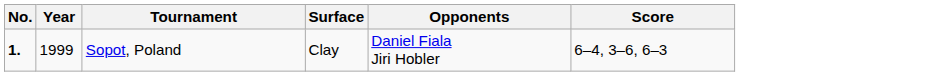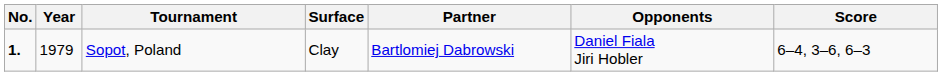+ column: (469, 16)
(56, 49) 1999 -> (56, 49) 1979
